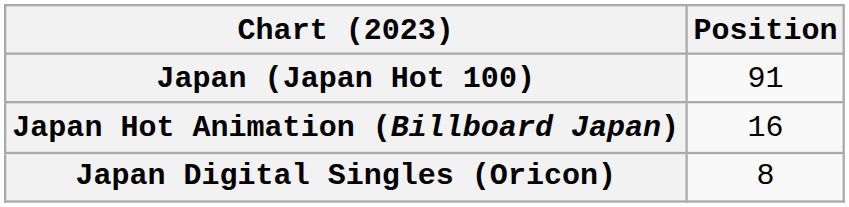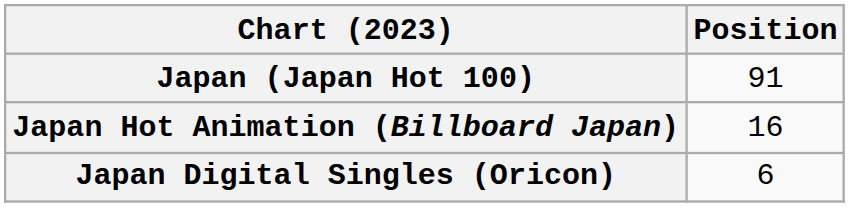(766, 176) 8 -> (766, 176) 6
